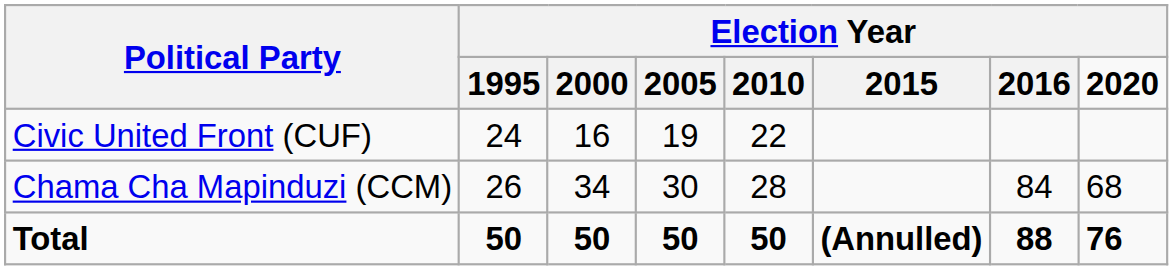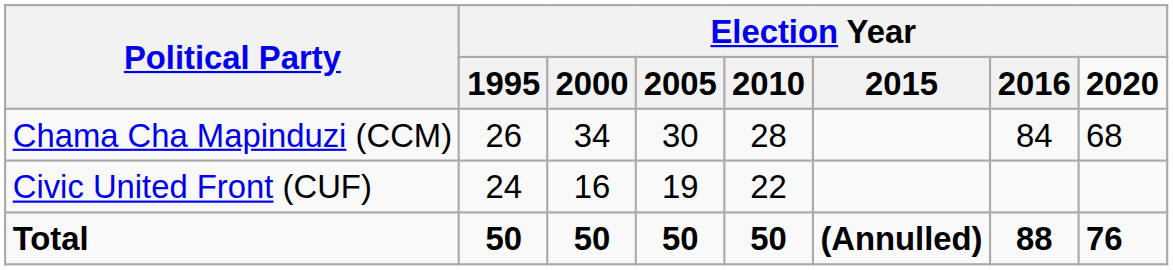rows swapped: (232, 187) <-> (192, 135)
